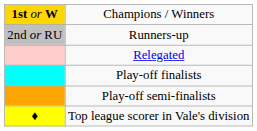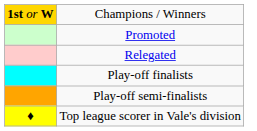- row: (159, 34)
+ row: (150, 34)
